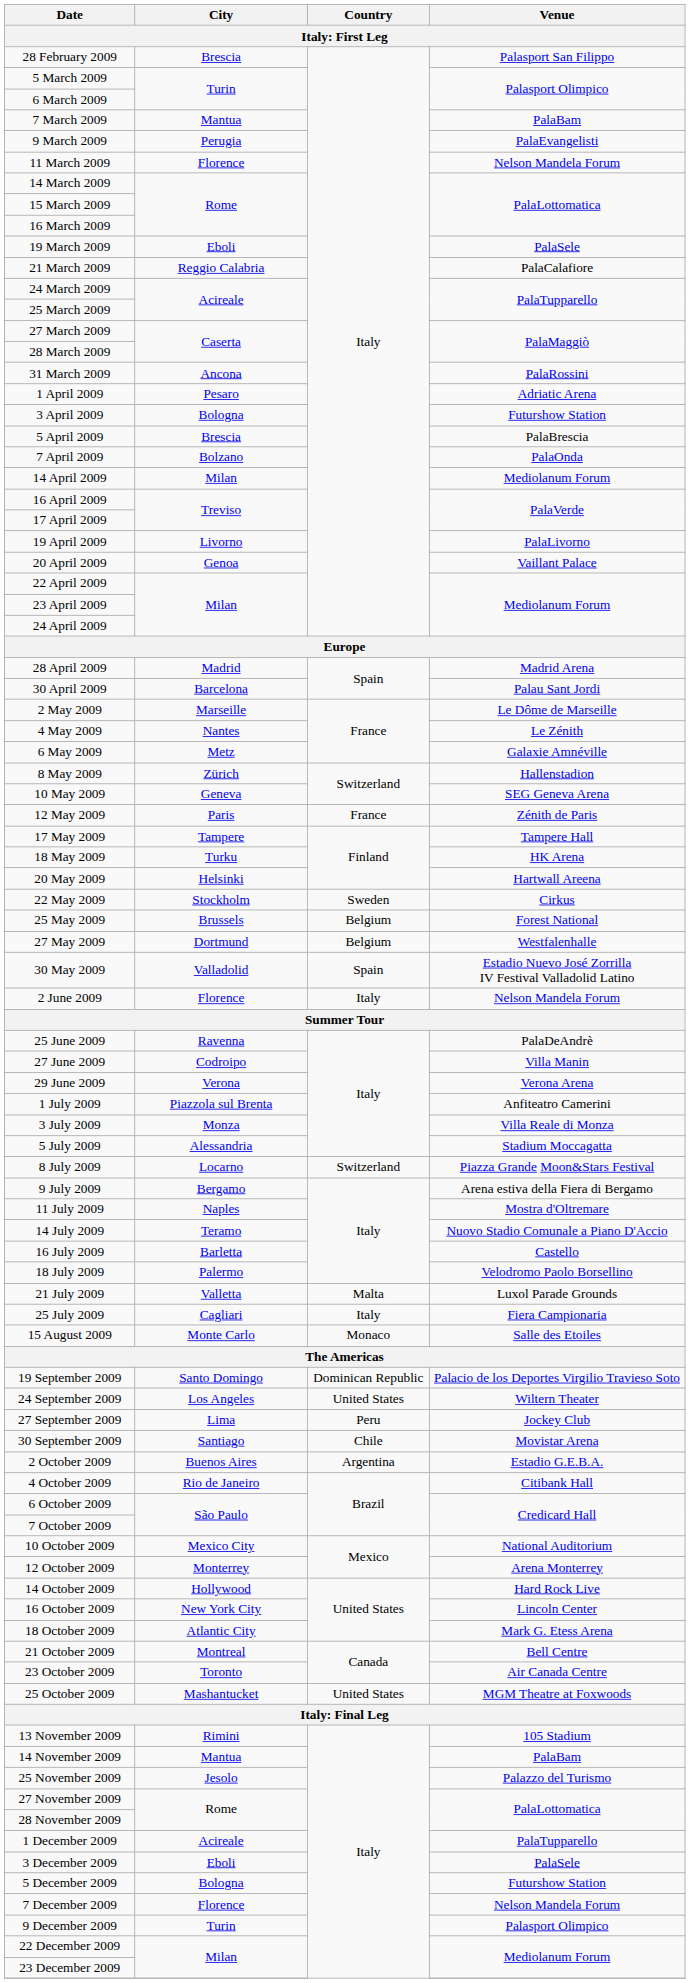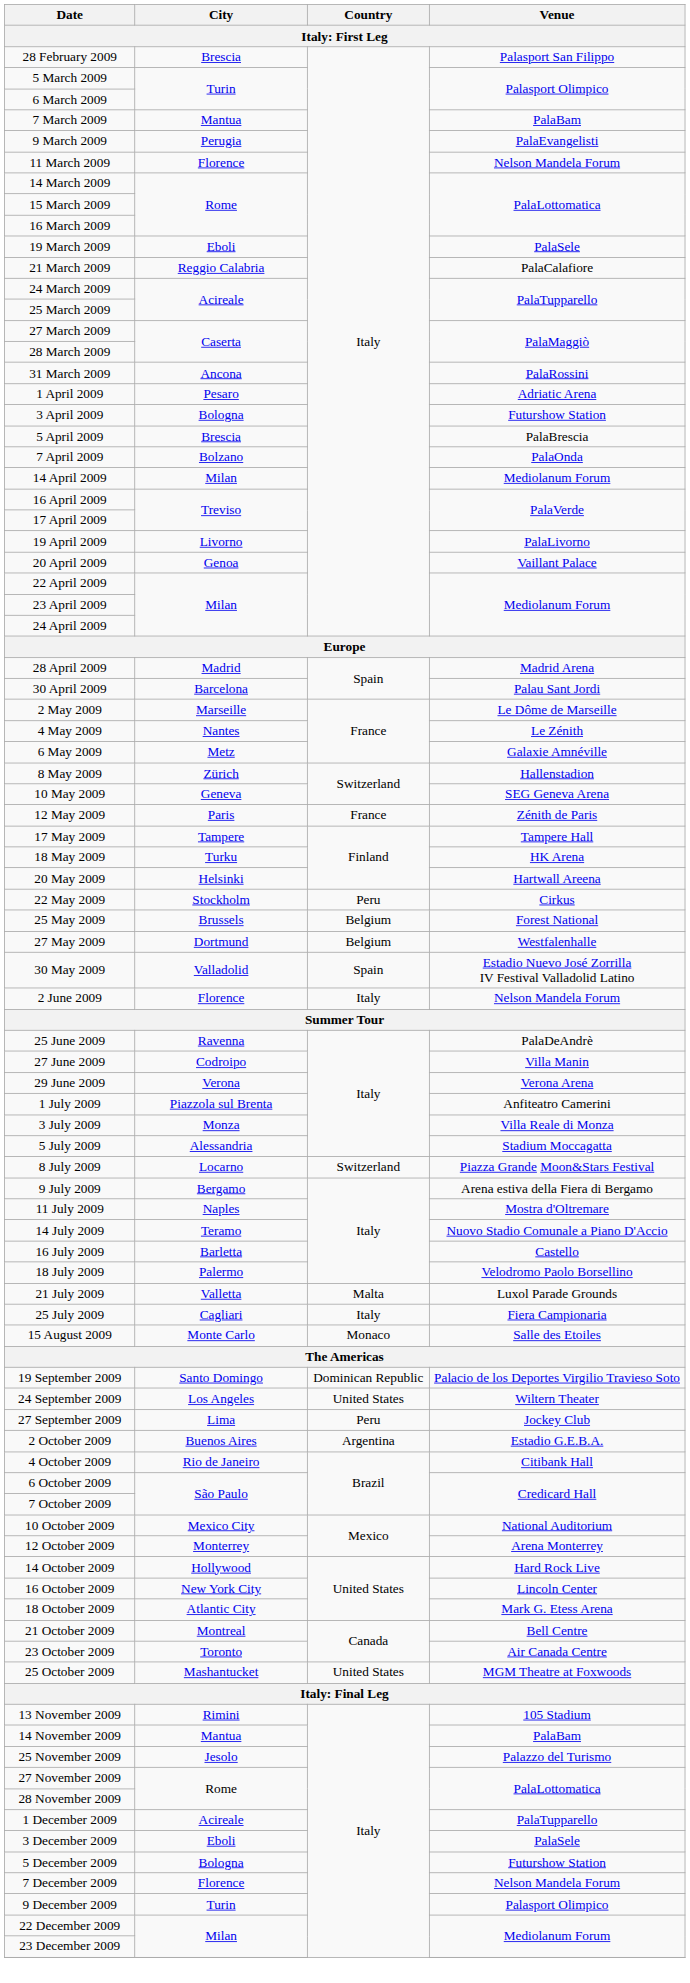(368, 899) Sweden -> (368, 899) Peru
- row: (70, 1441)
